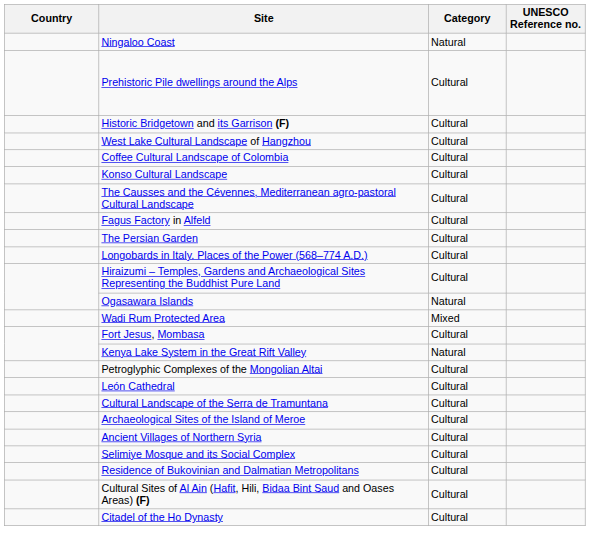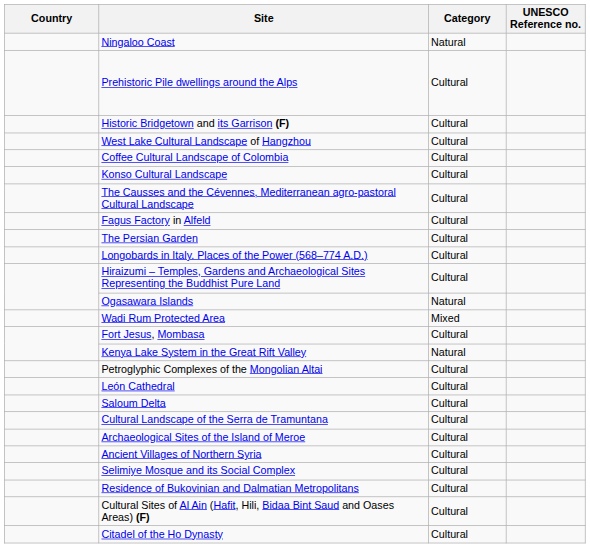+ row: (134, 403)
